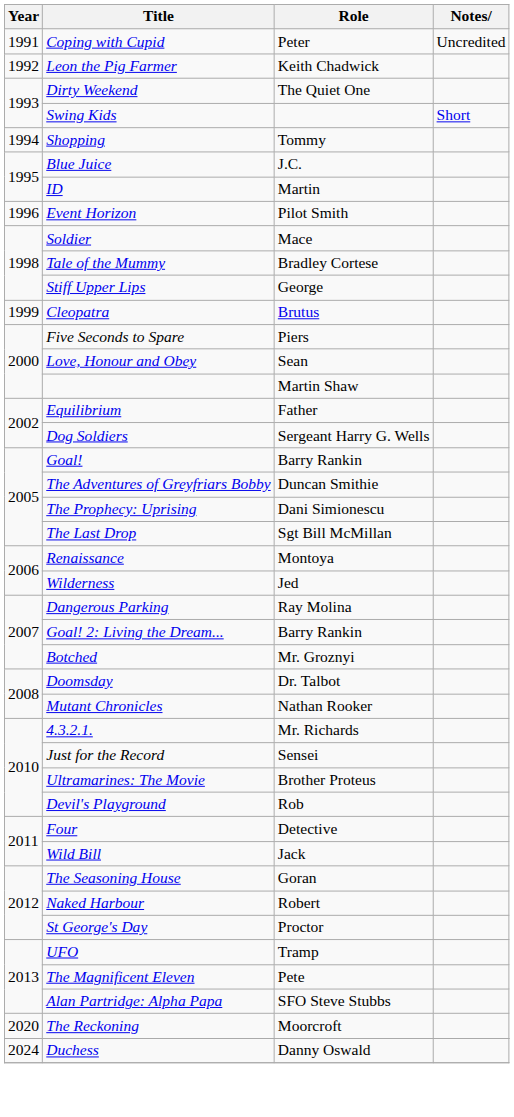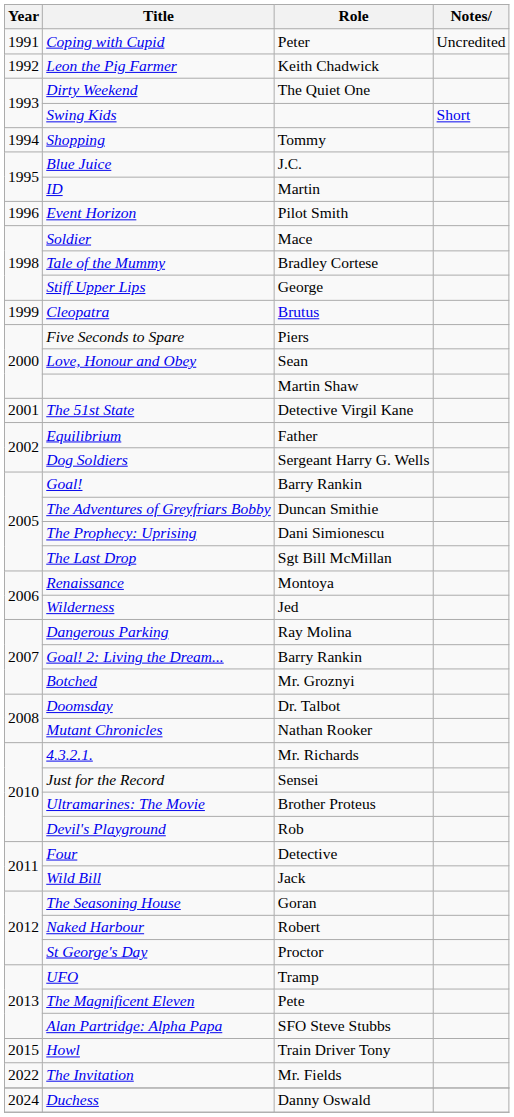+ row: (90, 410)
+ row: (63, 1050)
- row: (93, 1025)
+ row: (90, 1075)
